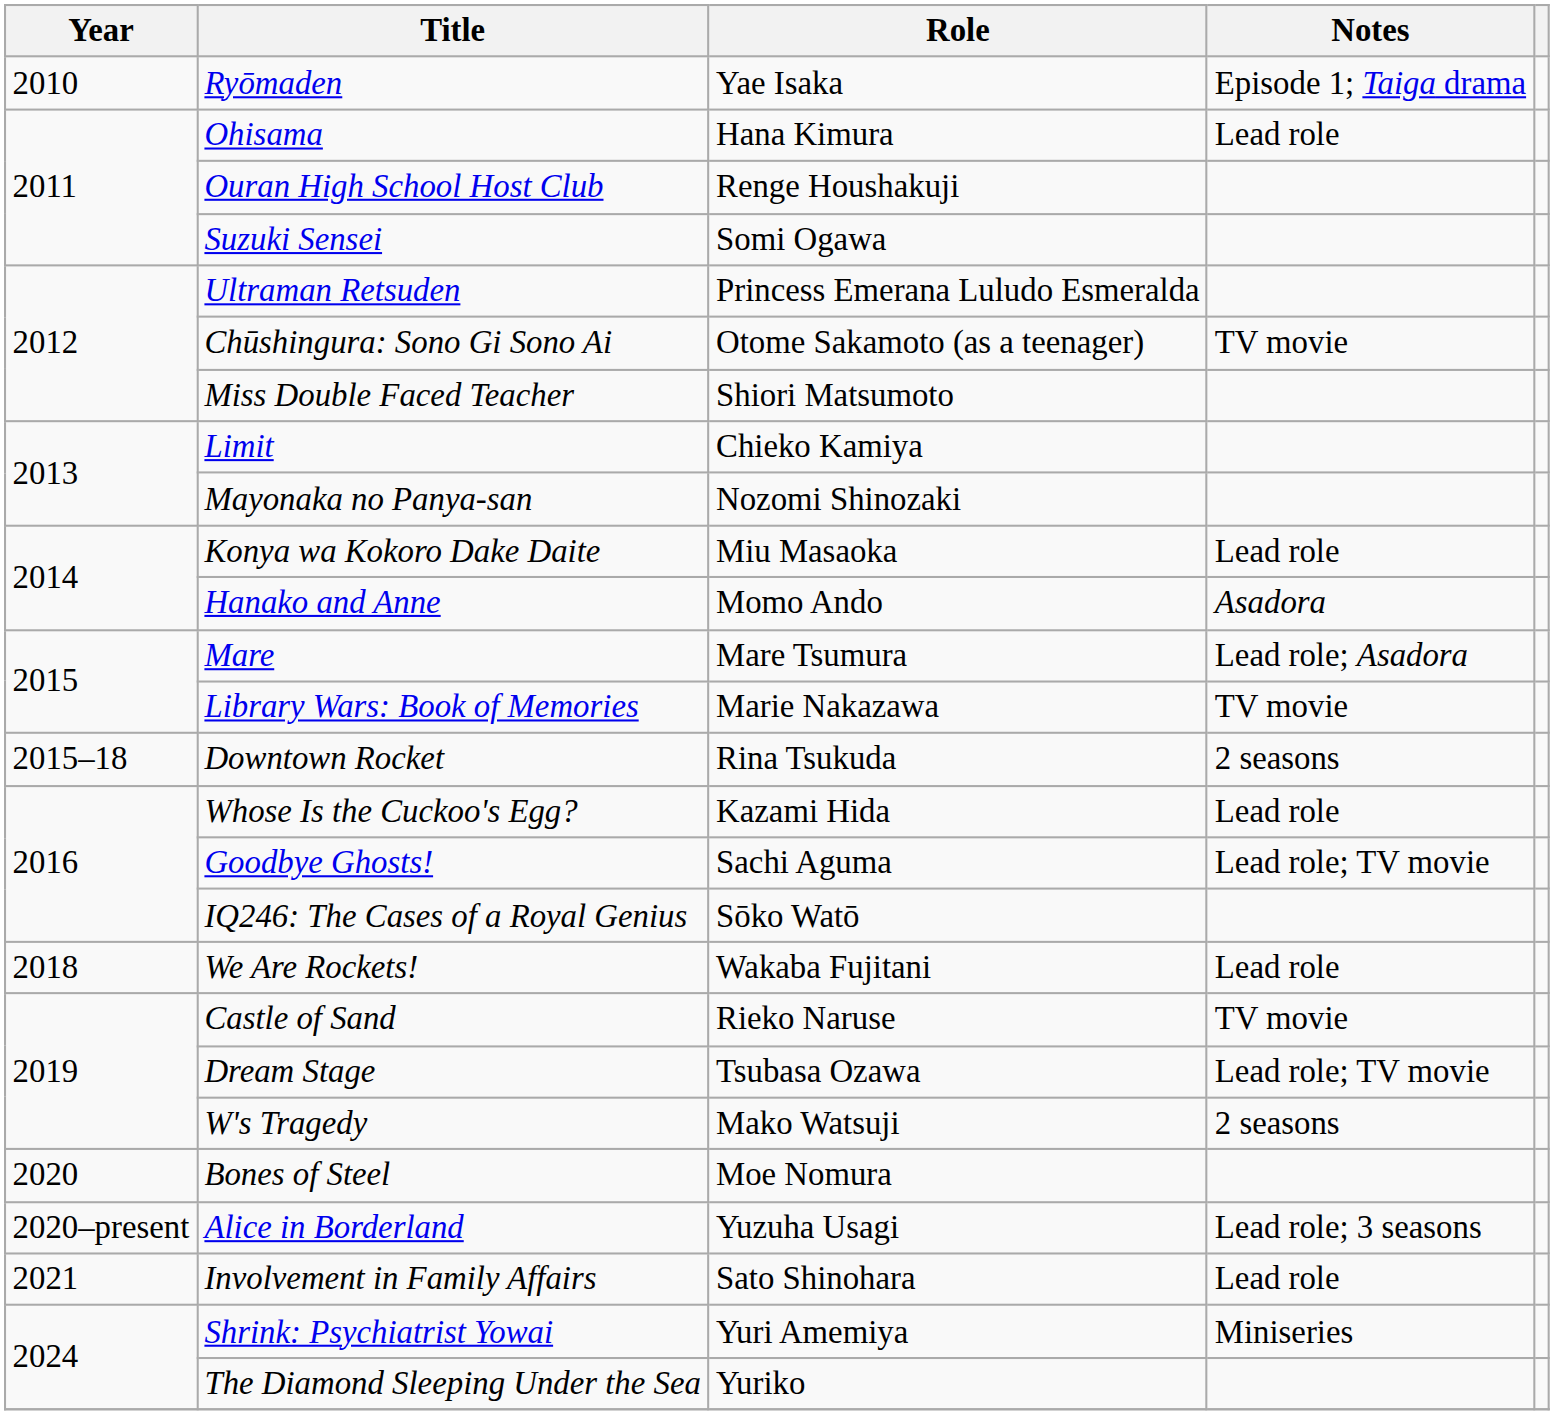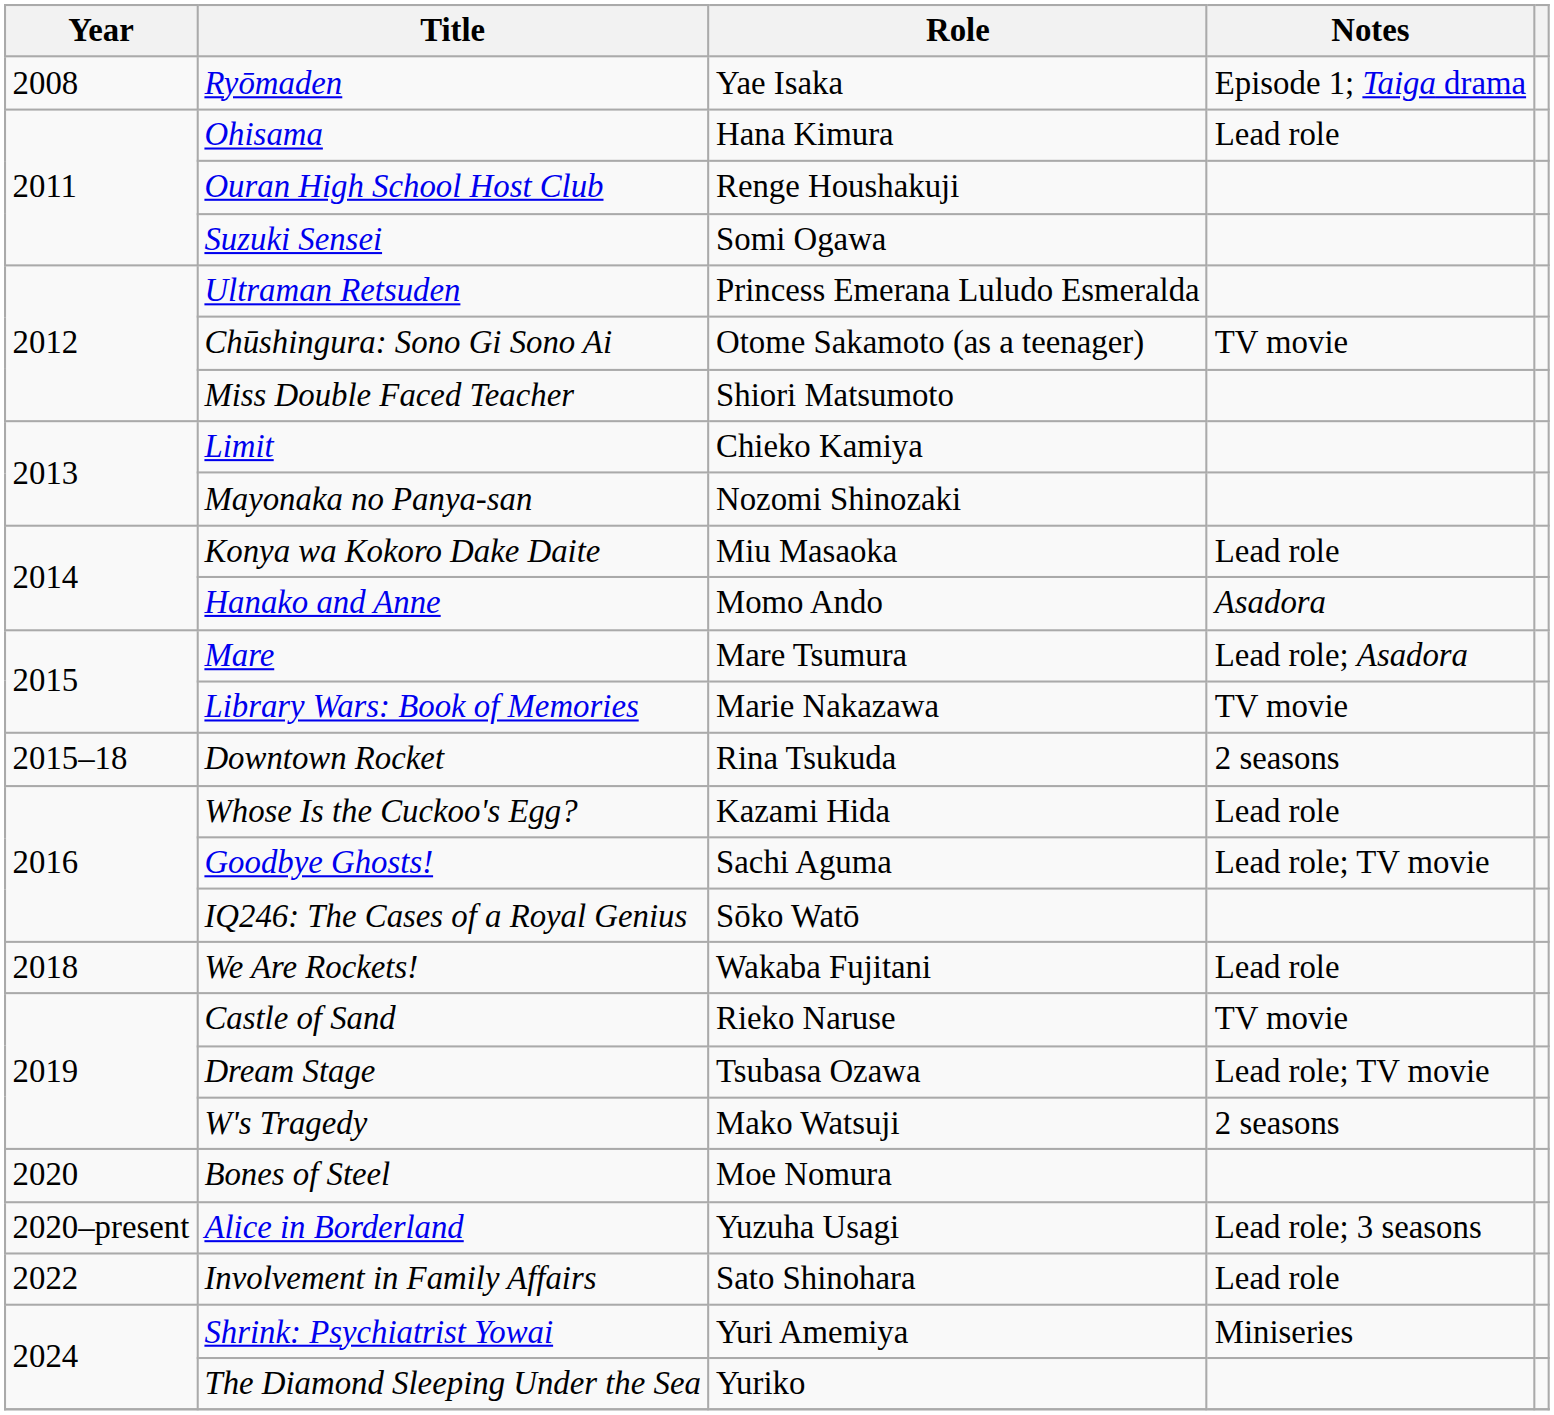(45, 82) 2010 -> (45, 82) 2008
(45, 1278) 2021 -> (45, 1278) 2022
